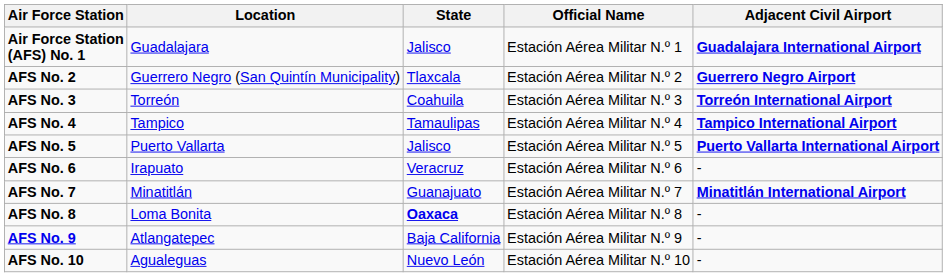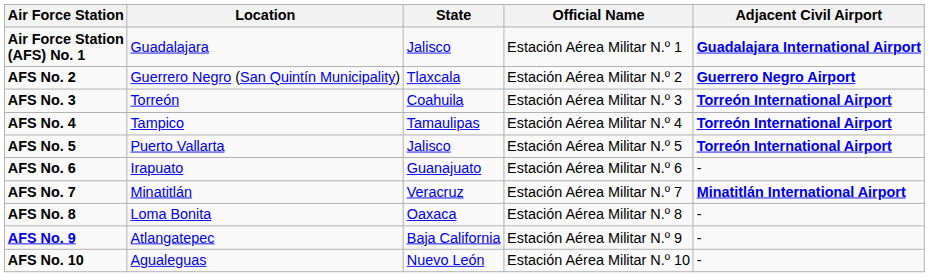(797, 123) Tampico International Airport -> (794, 123) Torreón International Airport
(818, 146) Puerto Vallarta International Airport -> (794, 146) Torreón International Airport
(435, 169) Veracruz -> (444, 169) Guanajuato
(444, 191) Guanajuato -> (435, 191) Veracruz
(432, 214) bold -> (432, 214) normal
